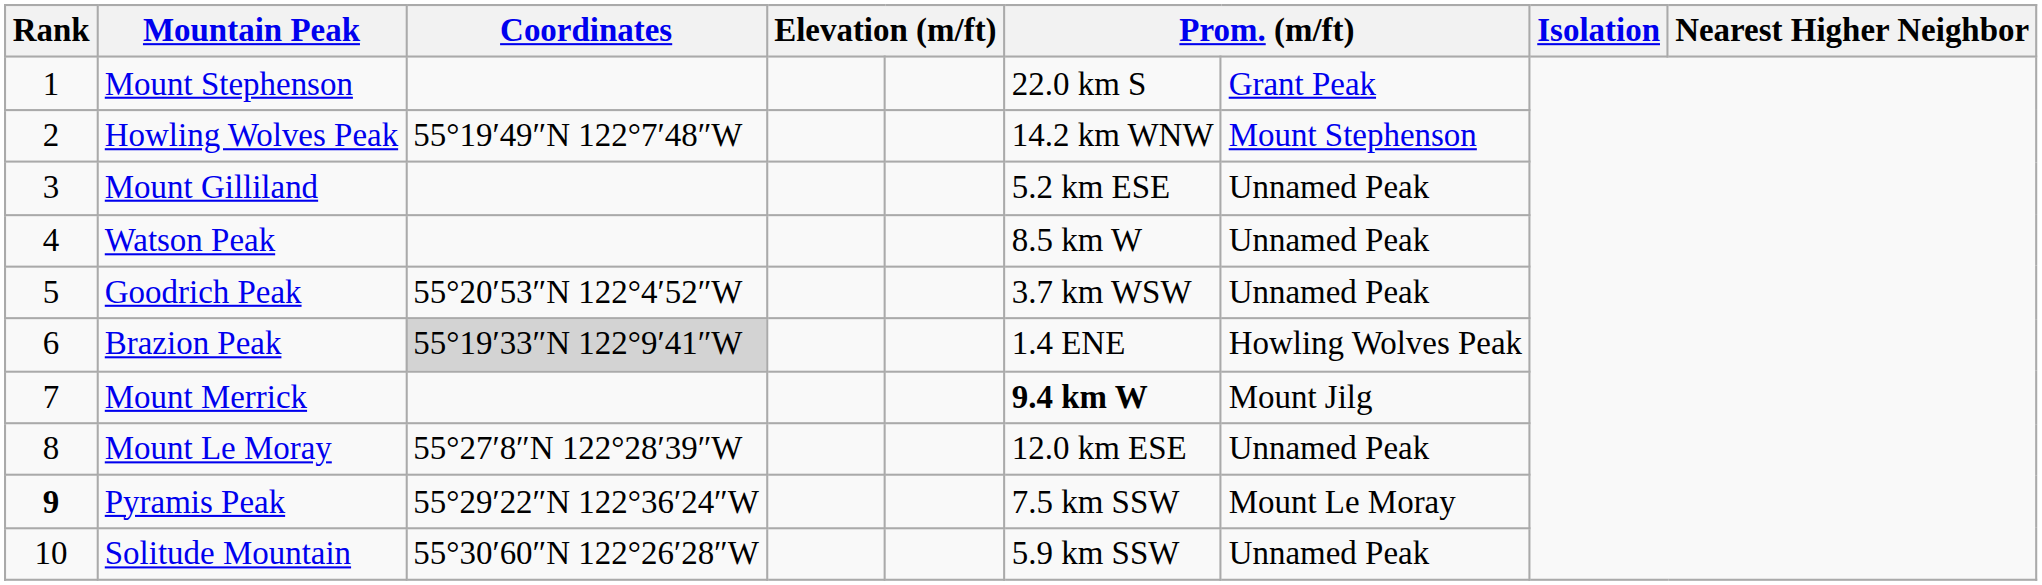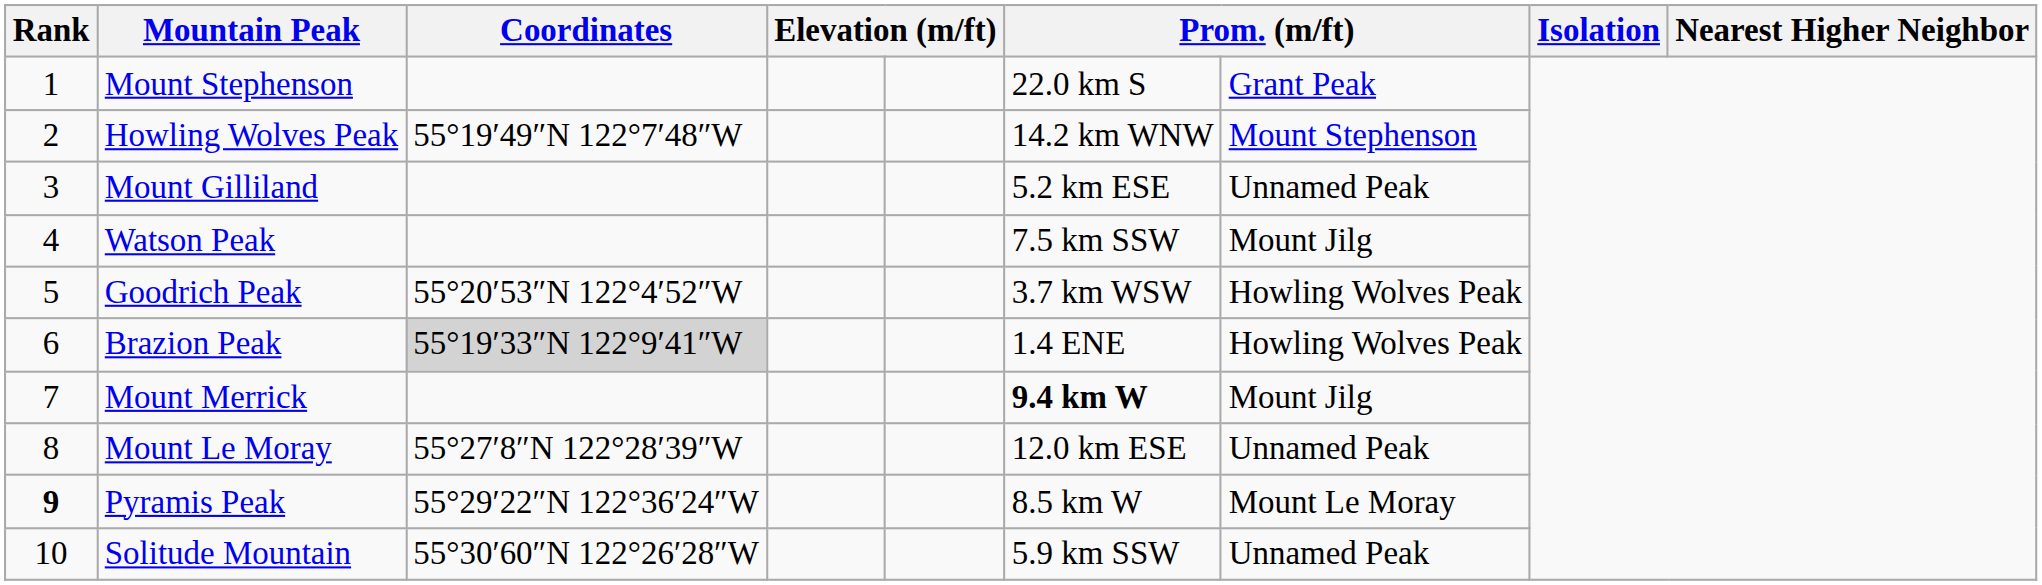(1077, 239) 8.5 km W -> (1096, 239) 7.5 km SSW
(1329, 239) Unnamed Peak -> (1301, 239) Mount Jilg
(1329, 291) Unnamed Peak -> (1375, 291) Howling Wolves Peak
(1096, 501) 7.5 km SSW -> (1077, 501) 8.5 km W
